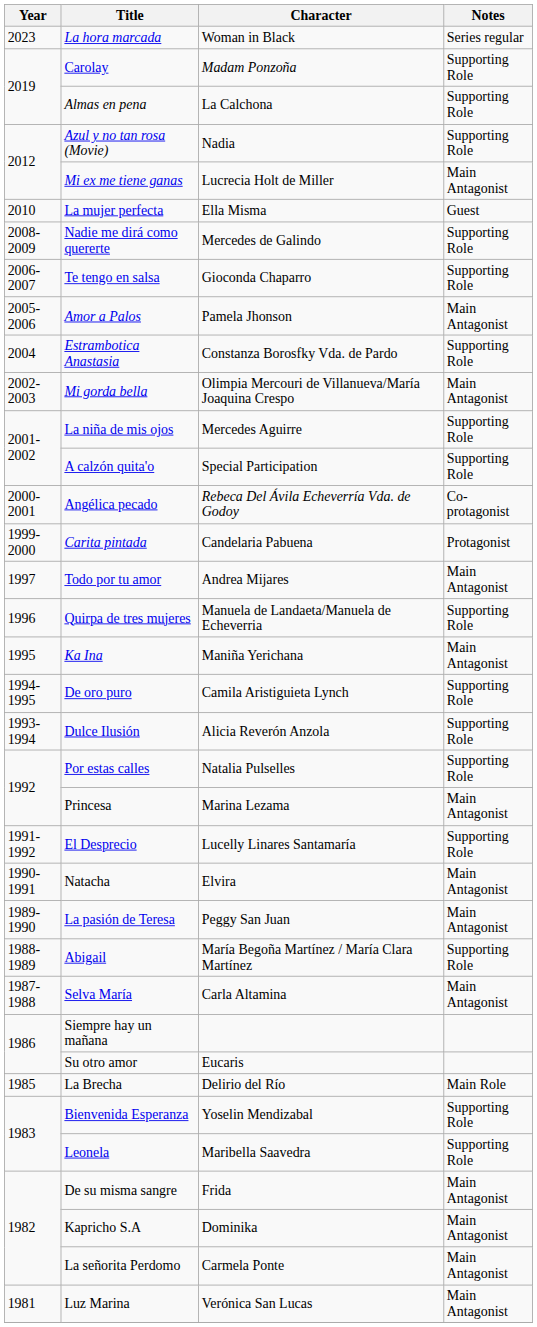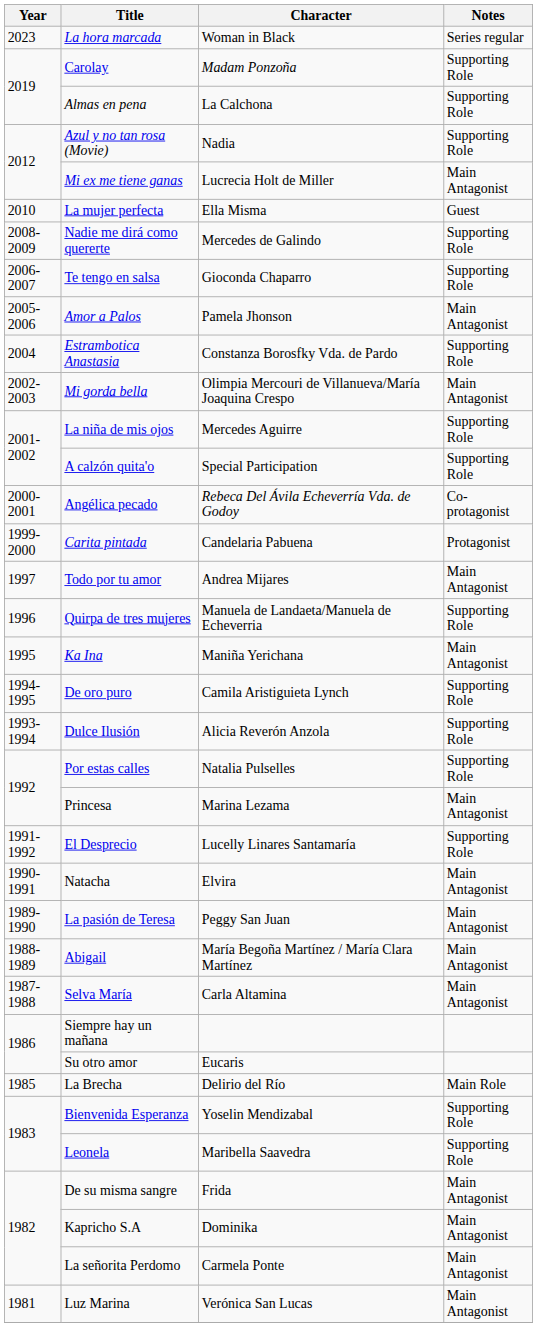(478, 957) Supporting Role -> (477, 957) Main Antagonist
